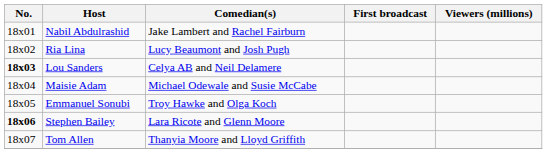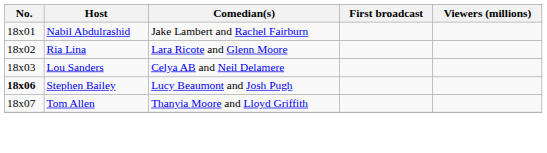(219, 49) Lucy Beaumont and Josh Pugh -> (219, 49) Lara Ricote and Glenn Moore
(21, 67) bold -> (21, 67) normal
- row: (76, 85)
- row: (88, 103)
(216, 121) Lara Ricote and Glenn Moore -> (222, 85) Lucy Beaumont and Josh Pugh
